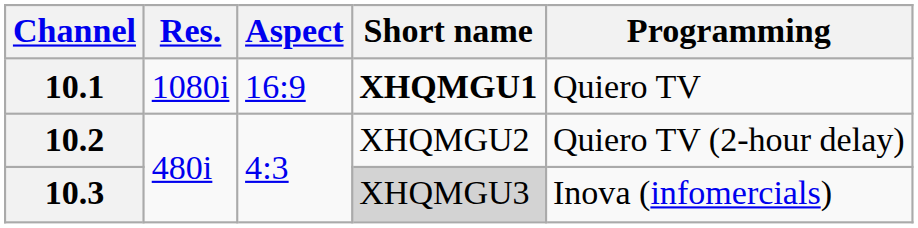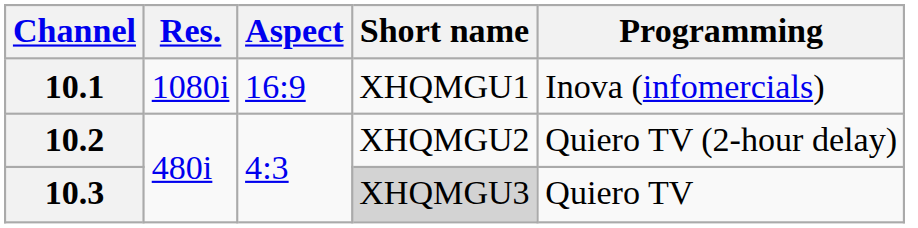(448, 85) bold -> (444, 85) normal
(627, 85) Quiero TV -> (685, 85) Inova (infomercials)
(692, 193) Inova (infomercials) -> (619, 193) Quiero TV
